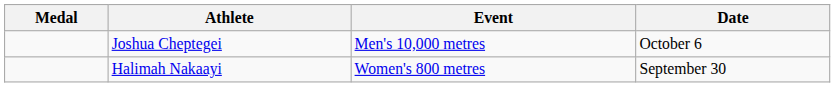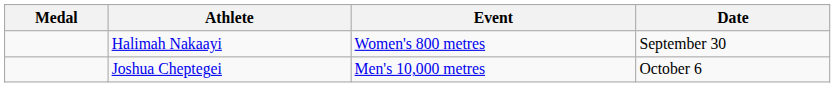rows swapped: (167, 43) <-> (167, 69)
